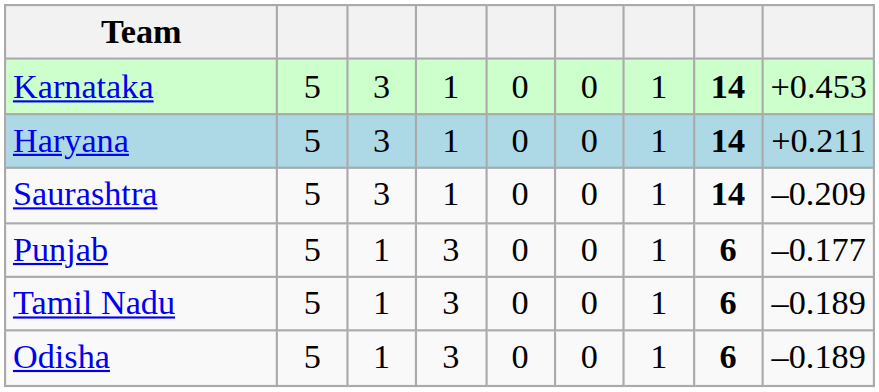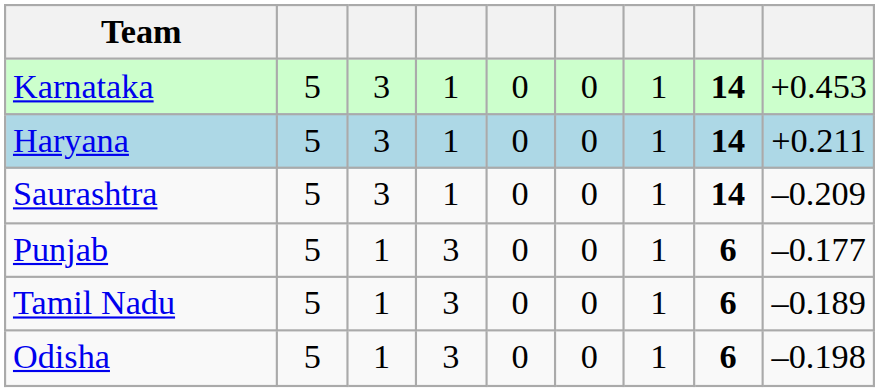(819, 357) –0.189 -> (819, 357) –0.198
